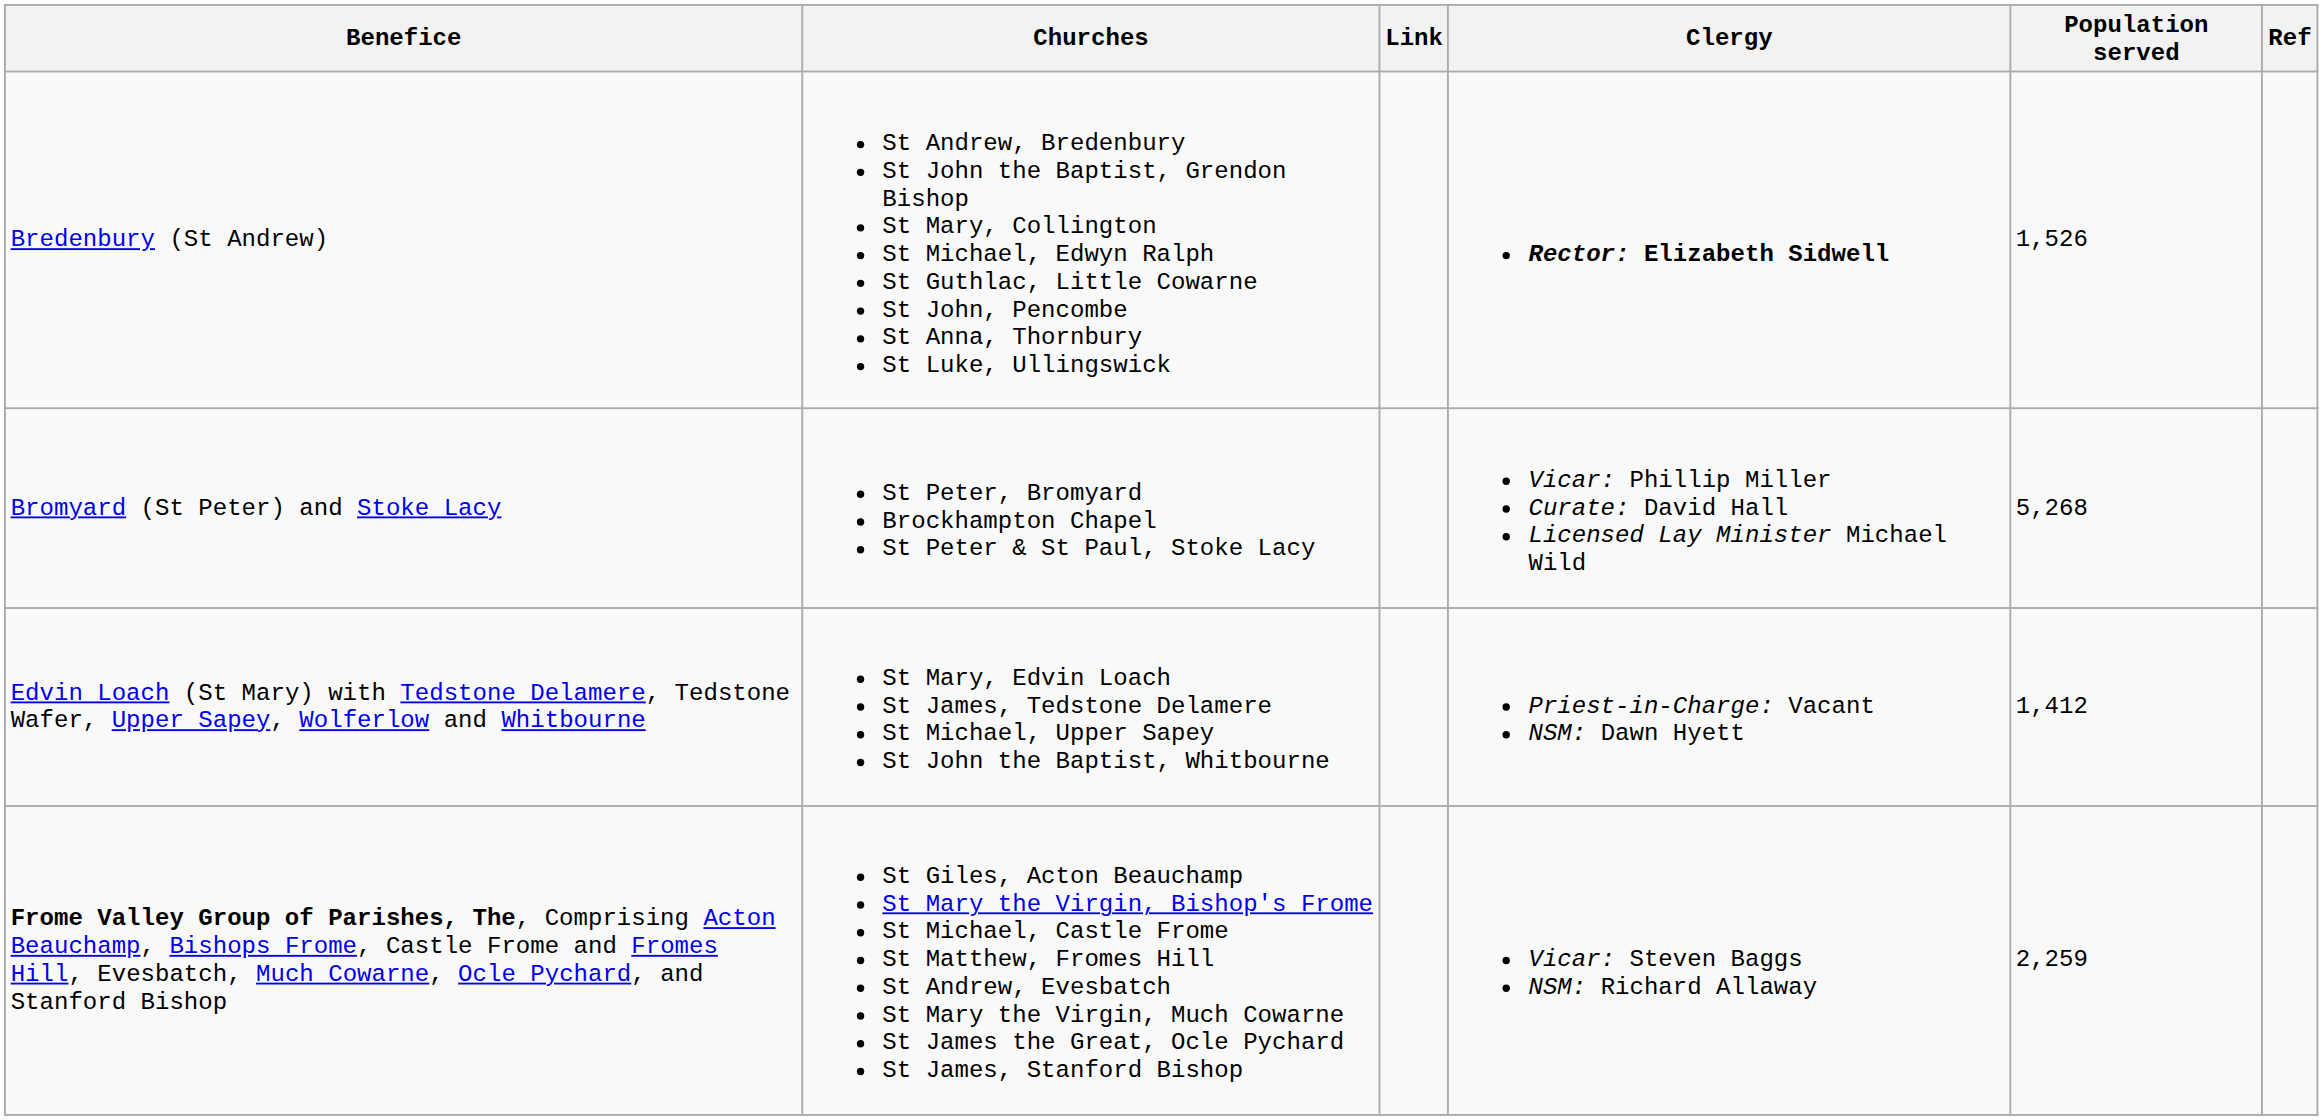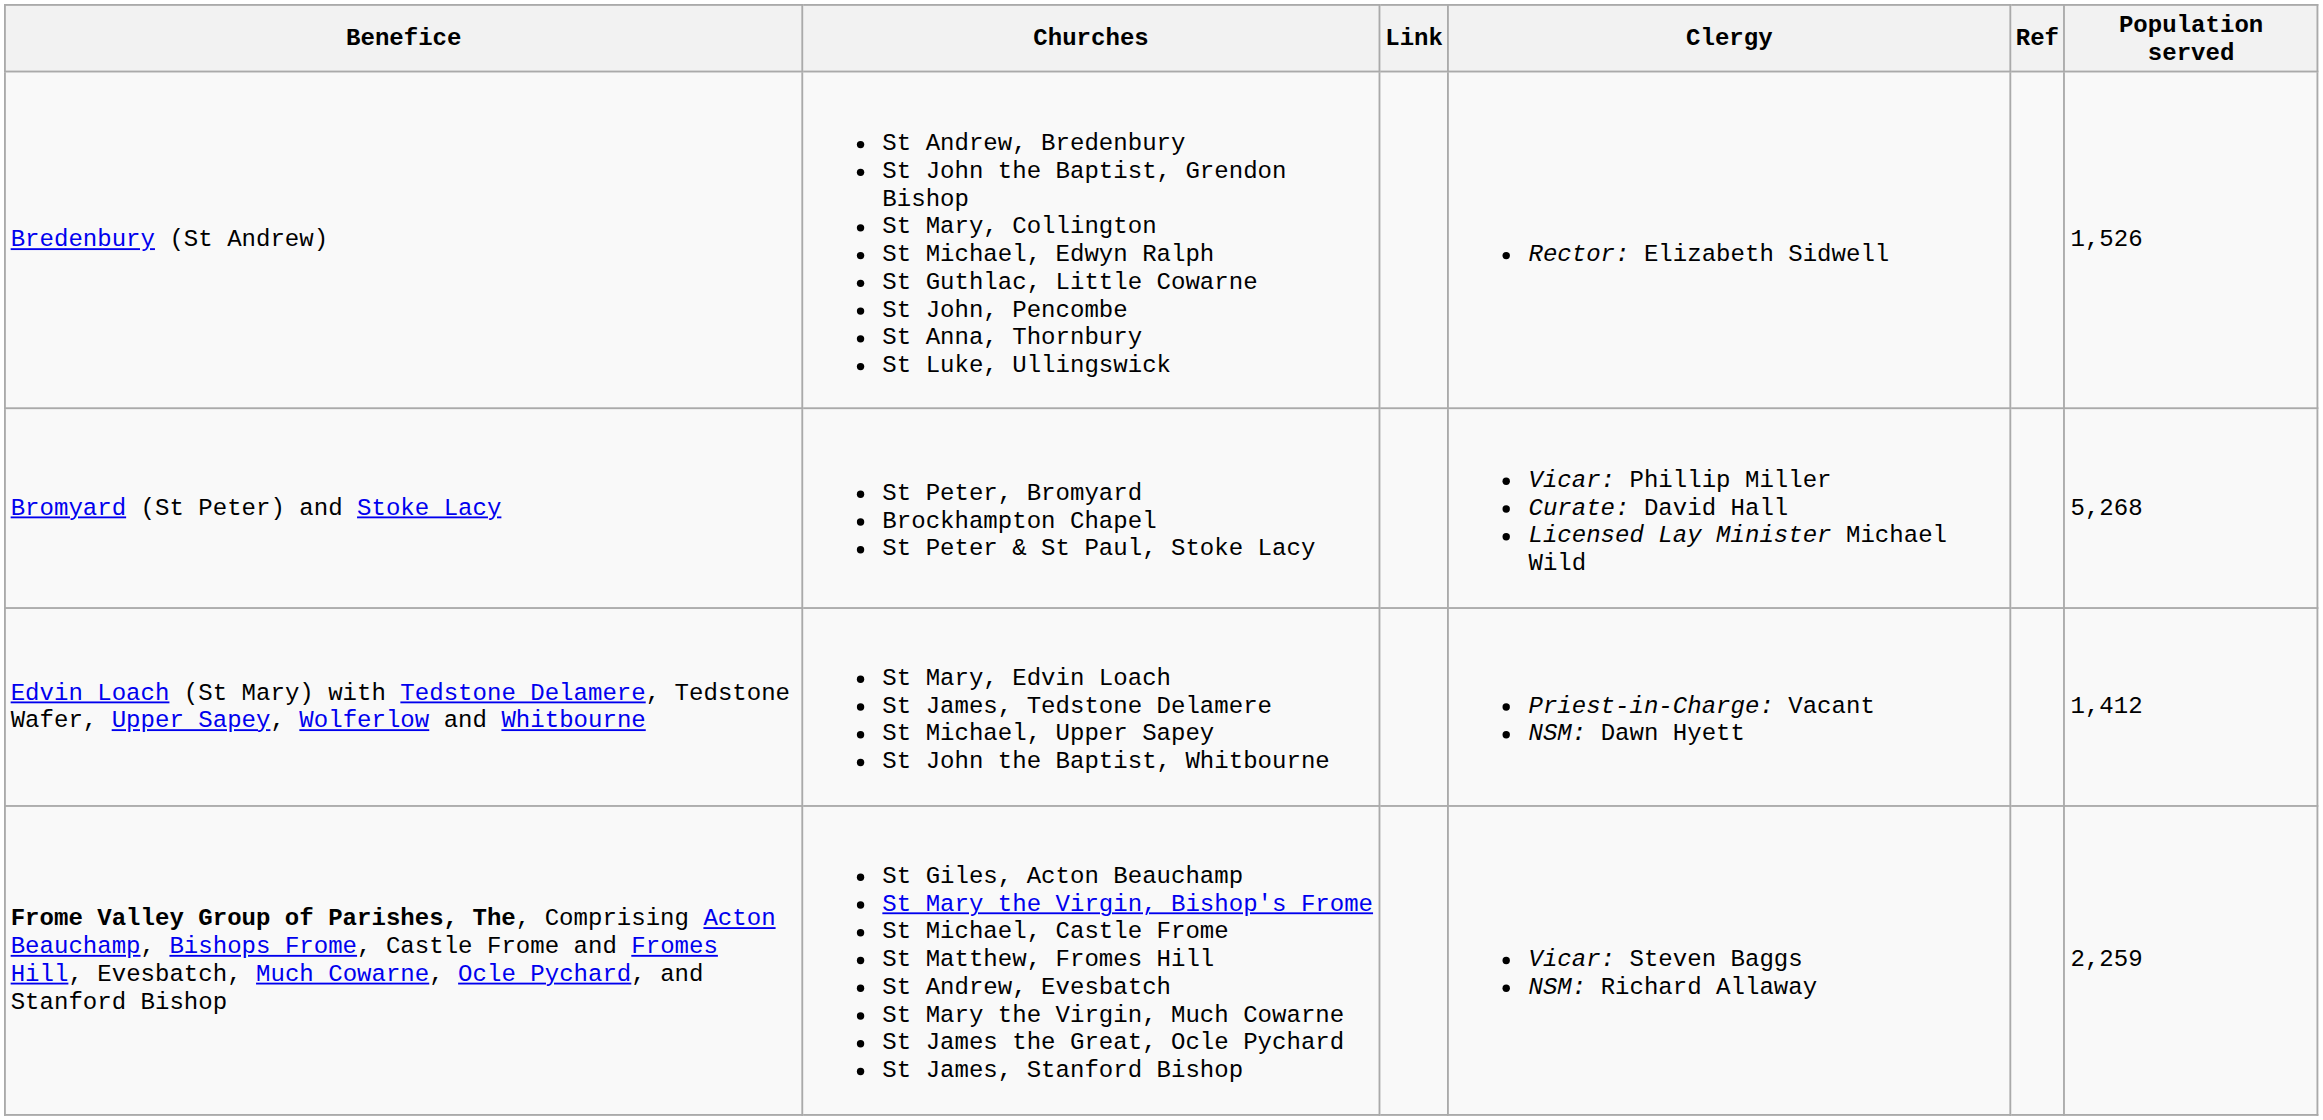columns swapped: (2136, 38) <-> (2290, 38)
(1729, 254) bold -> (1729, 254) normal
